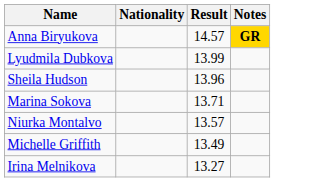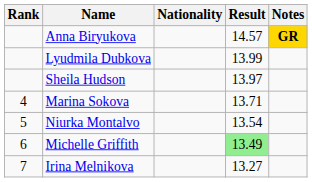+ column: (23, 15)
(209, 79) 13.96 -> (247, 79) 13.97
(209, 123) 13.57 -> (247, 123) 13.54
(209, 144) no background -> (247, 144) lightgreen background
